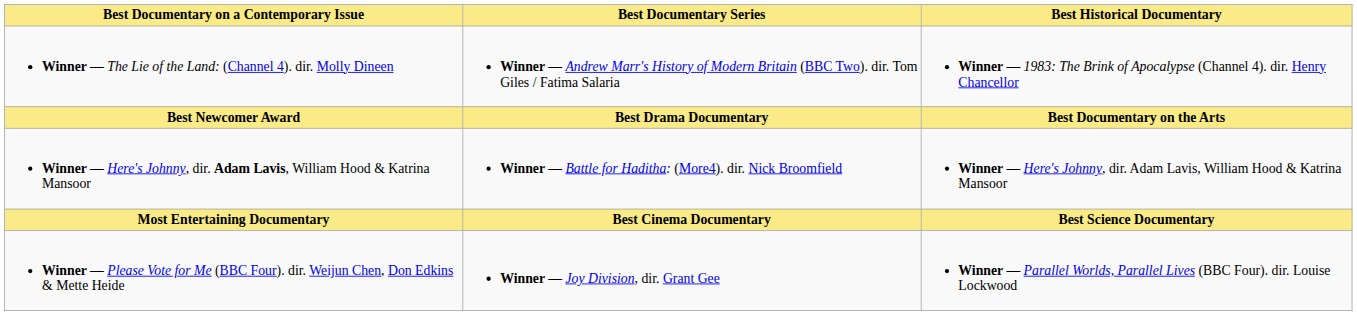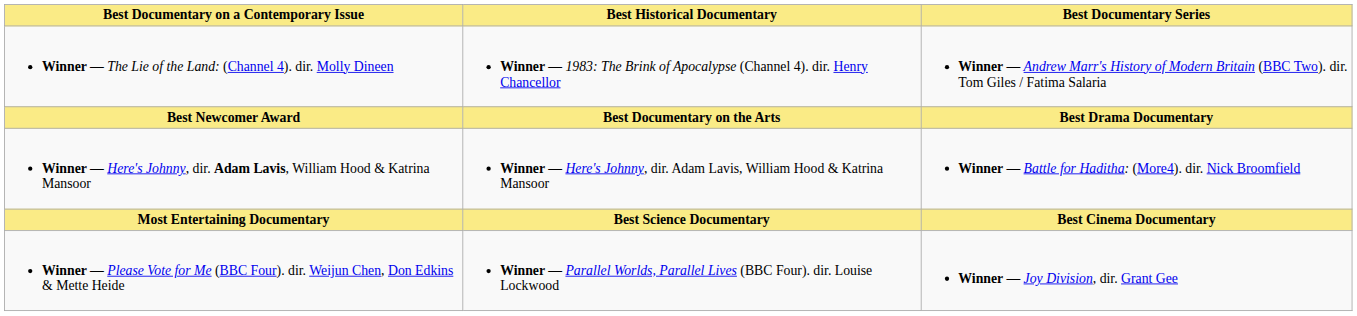columns swapped: (1136, 15) <-> (692, 15)
